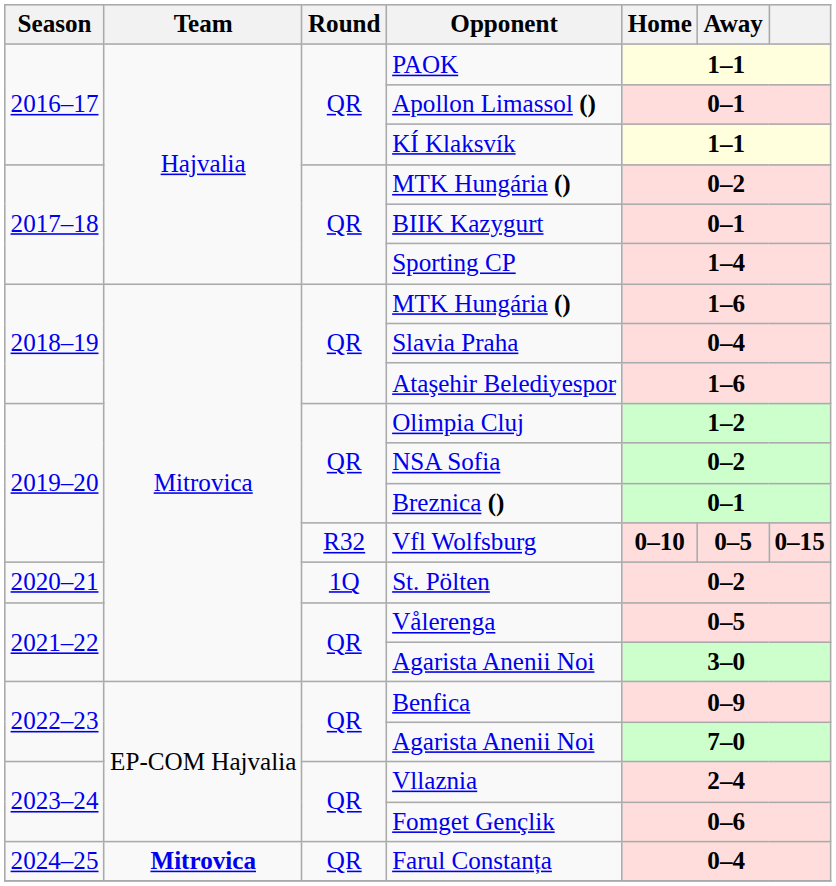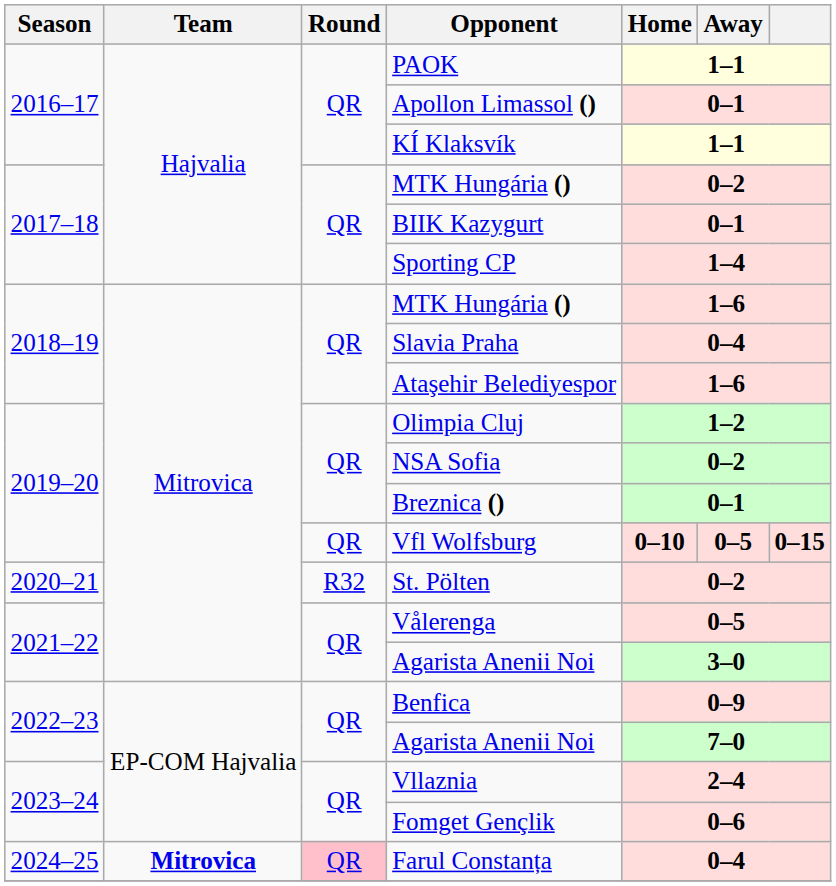(344, 542) R32 -> (344, 542) QR
(344, 582) 1Q -> (344, 582) R32
(344, 861) no background -> (344, 861) pink background
